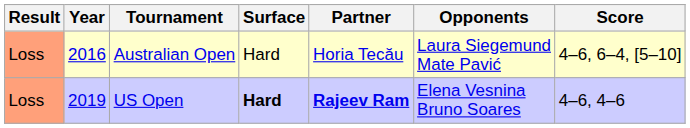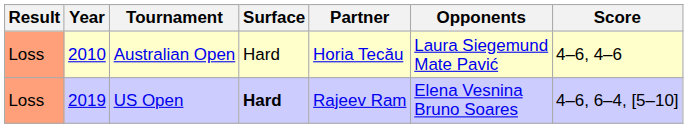(87, 54) 2016 -> (87, 54) 2010
(620, 54) 4–6, 6–4, [5–10] -> (589, 54) 4–6, 4–6
(361, 100) bold -> (360, 100) normal
(592, 100) 4–6, 4–6 -> (617, 100) 4–6, 6–4, [5–10]
